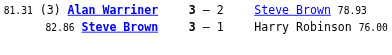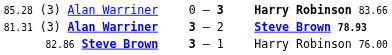+ row: (81, 10)
(311, 10) normal -> (311, 27) bold
